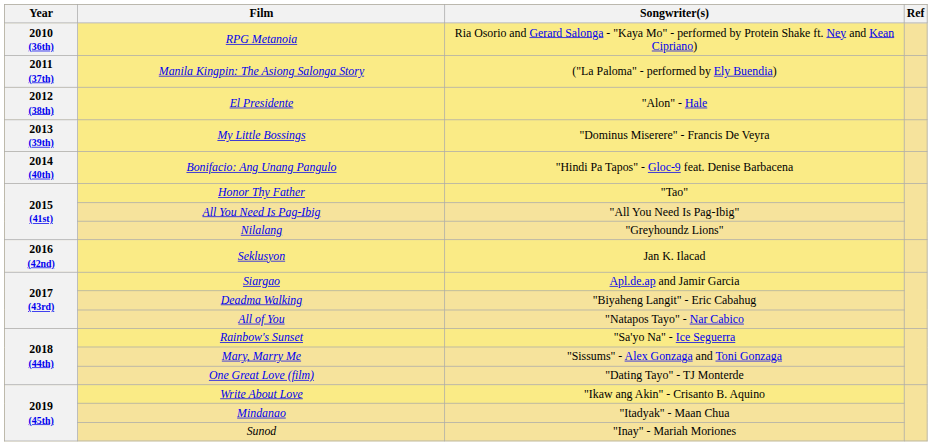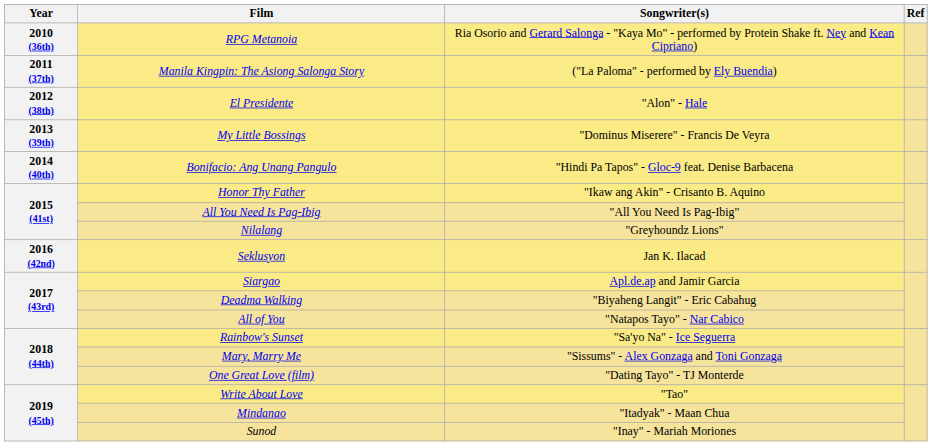(674, 193) "Tao" -> (674, 193) "Ikaw ang Akin" - Crisanto B. Aquino
(674, 394) "Ikaw ang Akin" - Crisanto B. Aquino -> (674, 394) "Tao"
